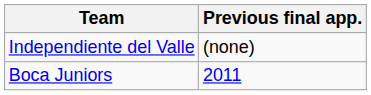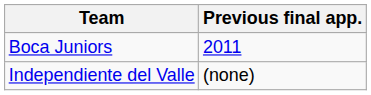rows swapped: (60, 75) <-> (102, 47)
